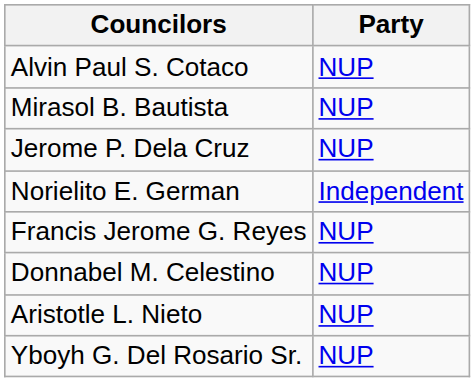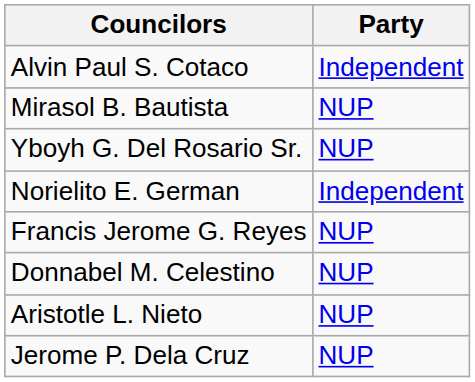(346, 66) NUP -> (391, 66) Independent
rows swapped: (157, 356) <-> (130, 149)
